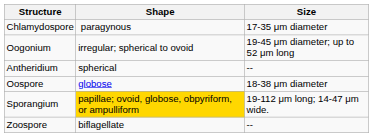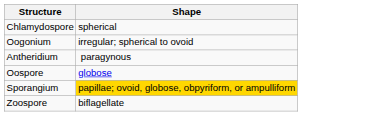- column: (306, 12)
(105, 27) paragynous -> (97, 27) spherical
(97, 68) spherical -> (105, 57) paragynous
